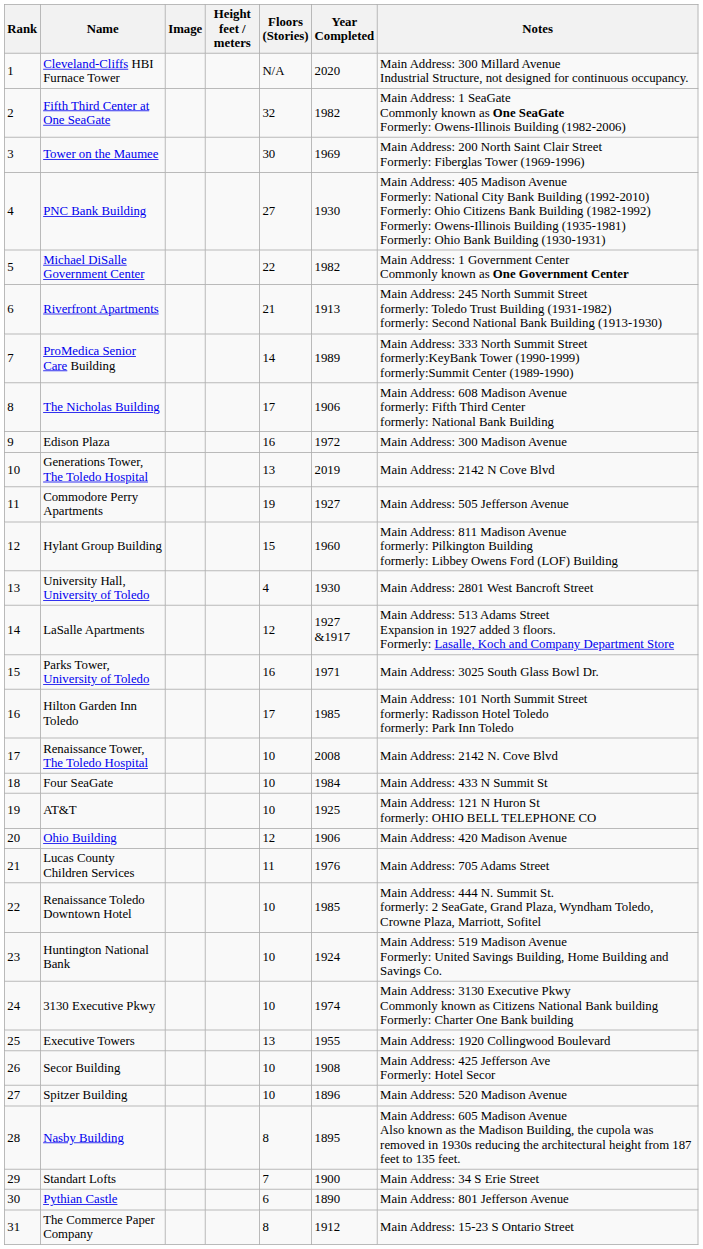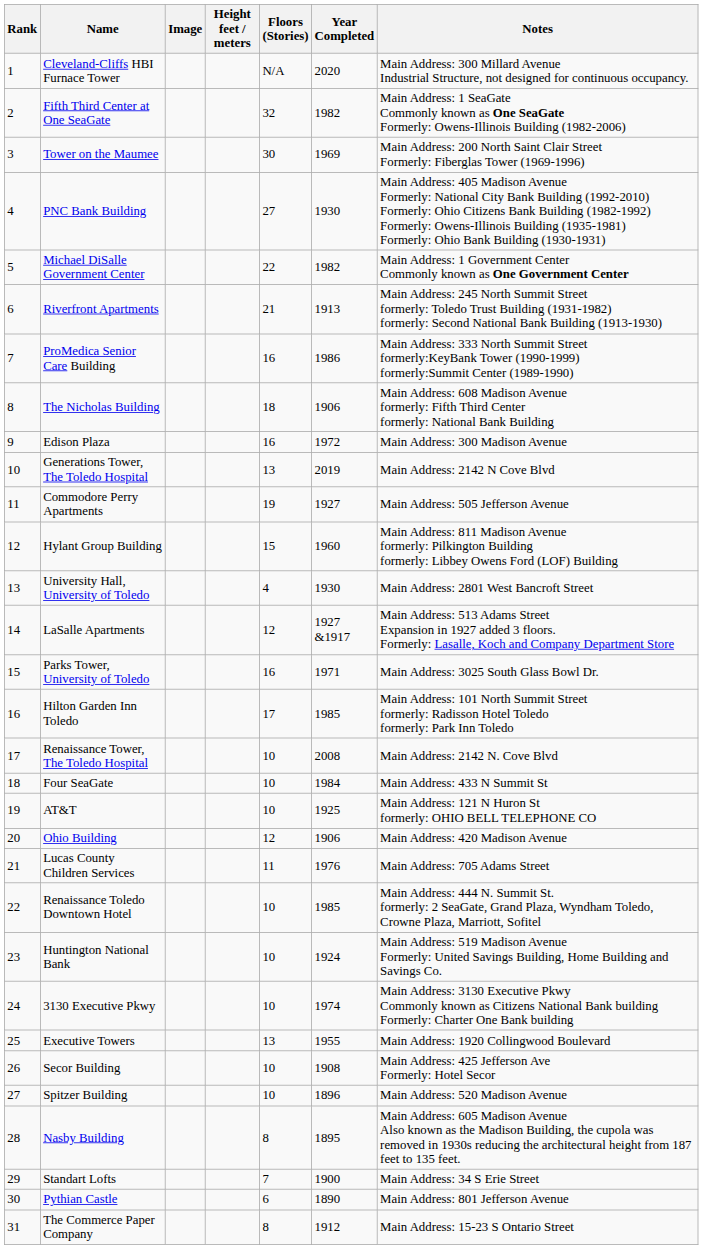(269, 358) 14 -> (269, 358) 16
(327, 358) 1989 -> (327, 358) 1986
(269, 407) 17 -> (269, 407) 18
